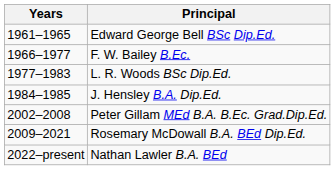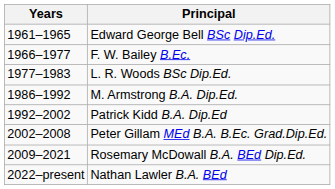- row: (156, 94)
+ row: (164, 94)
+ row: (159, 114)
